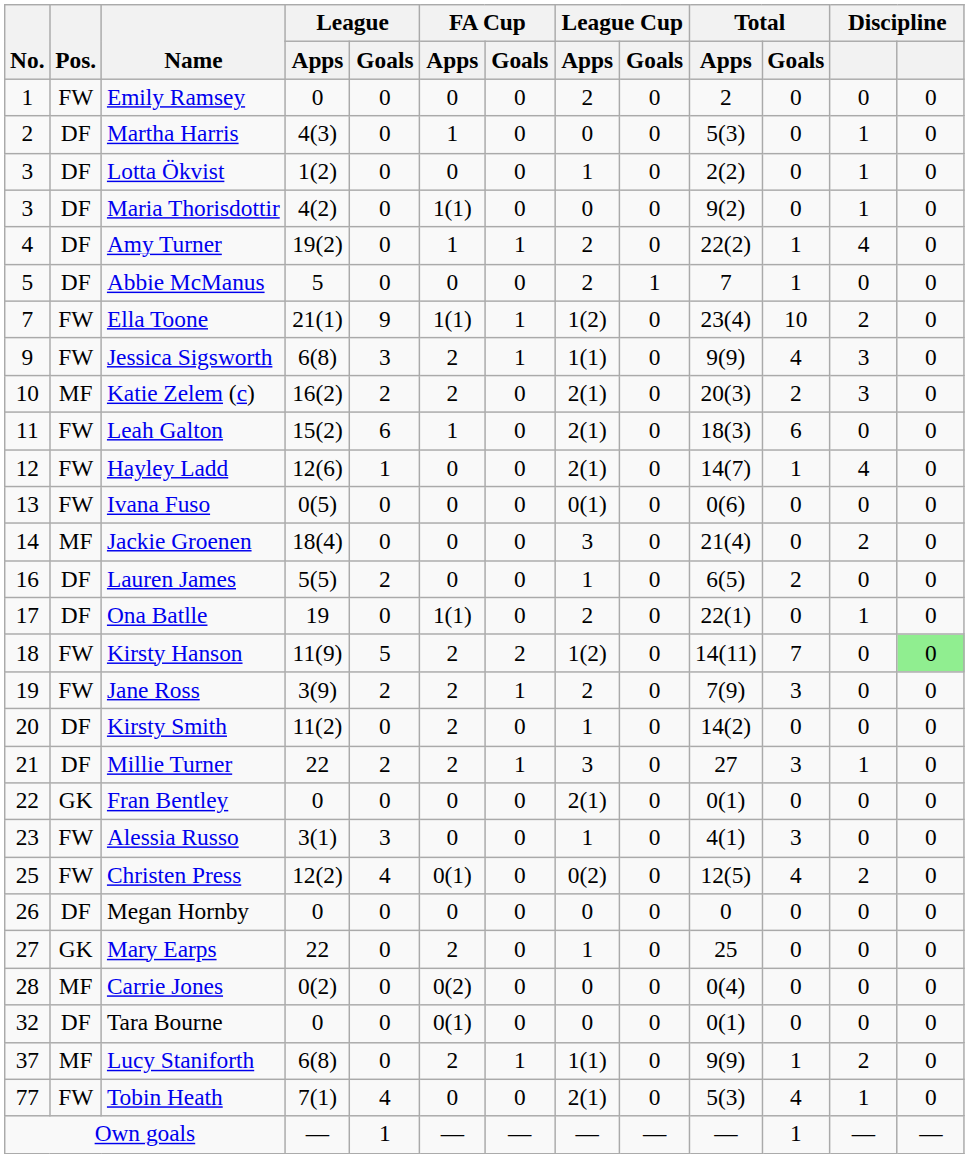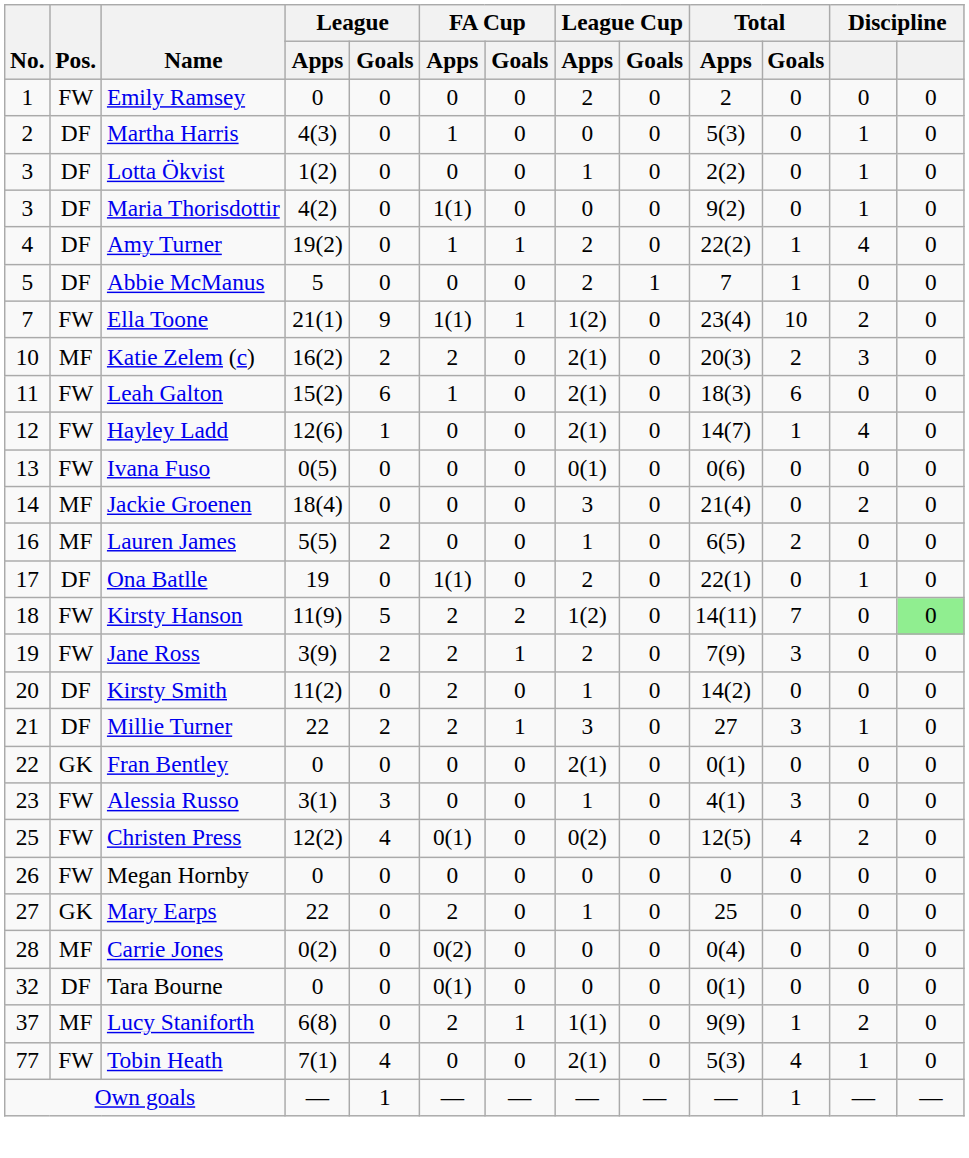- row: (190, 356)
(76, 578) DF -> (76, 541) MF
(76, 912) DF -> (76, 875) FW
